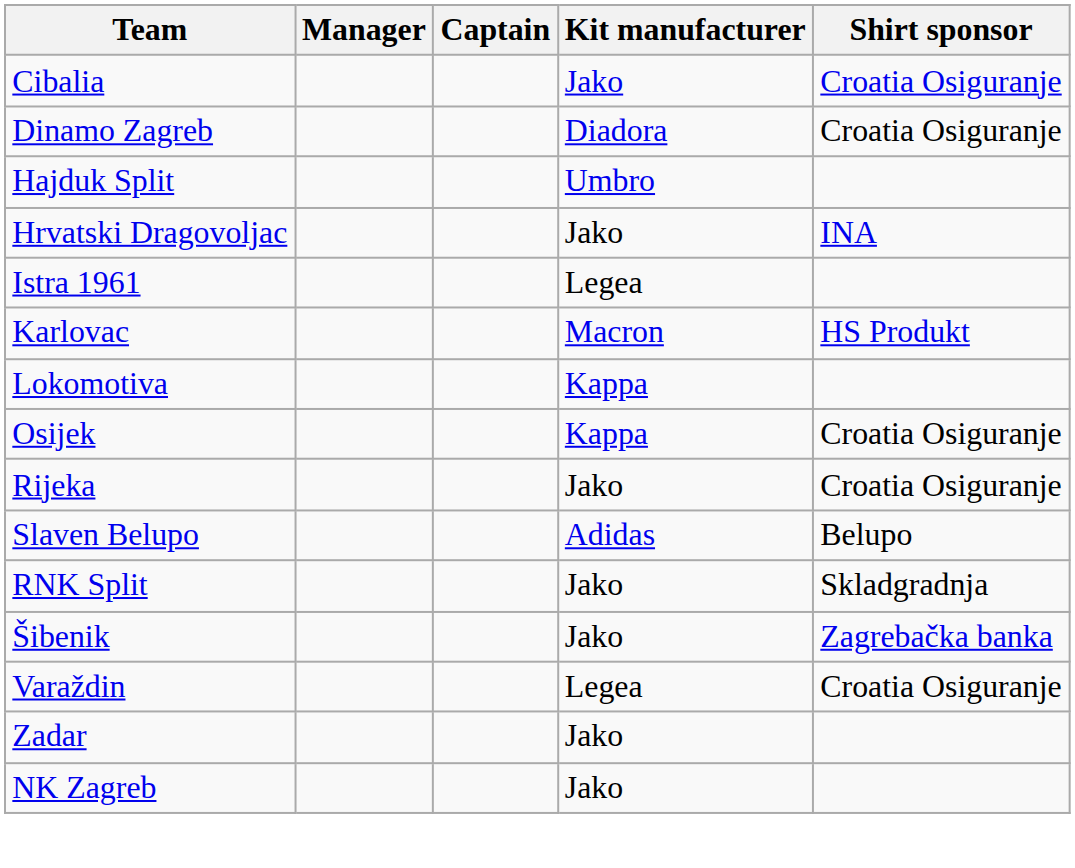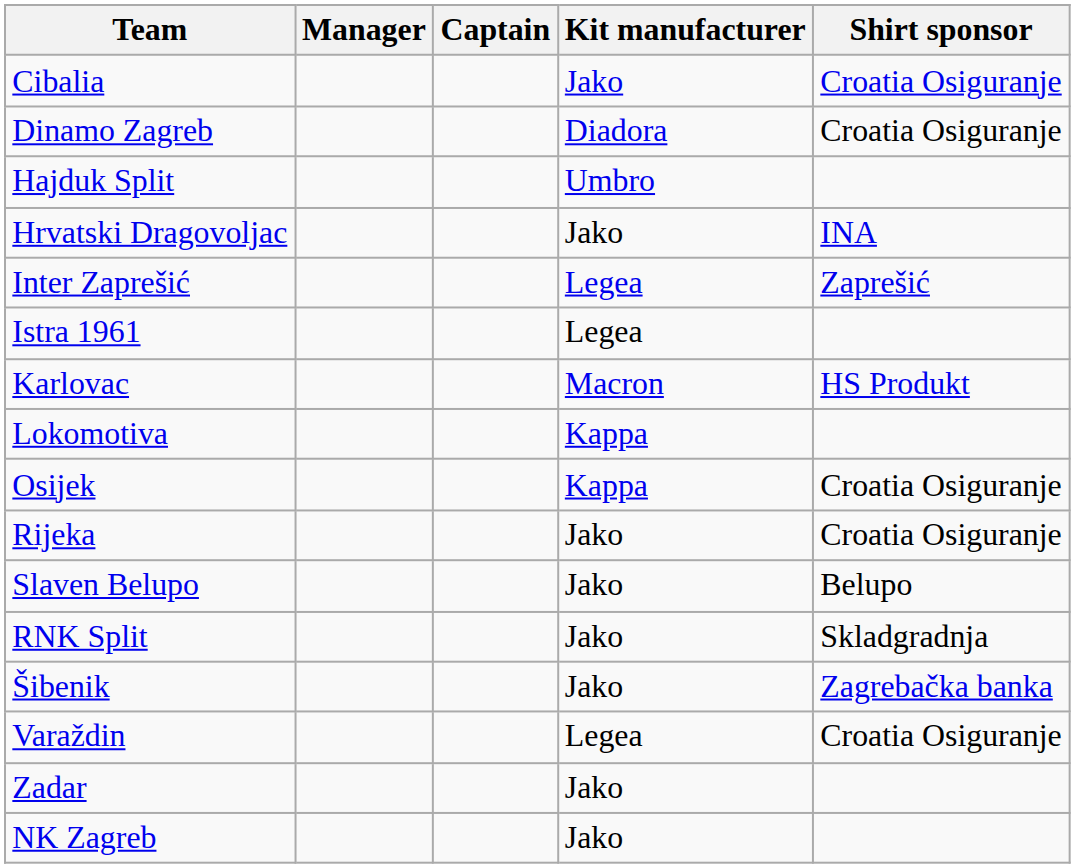+ row: (101, 282)
(610, 534) Adidas -> (594, 585) Jako
